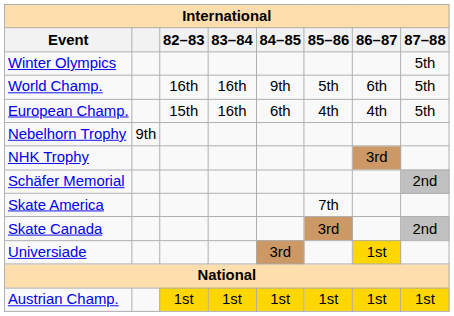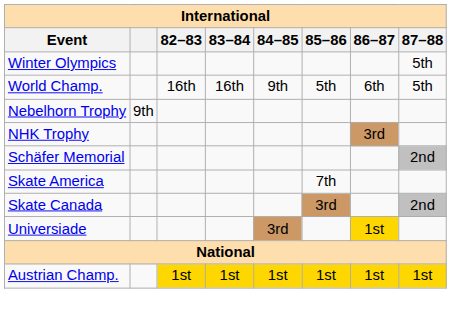- row: (68, 110)
